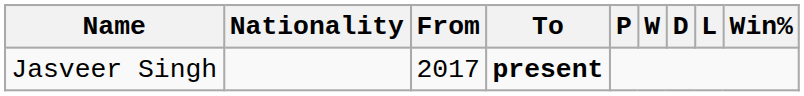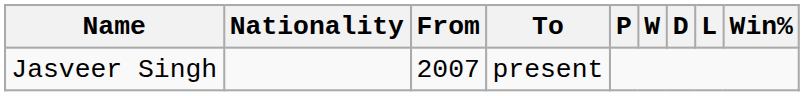(448, 70) 2017 -> (448, 70) 2007
(548, 70) bold -> (548, 70) normal
